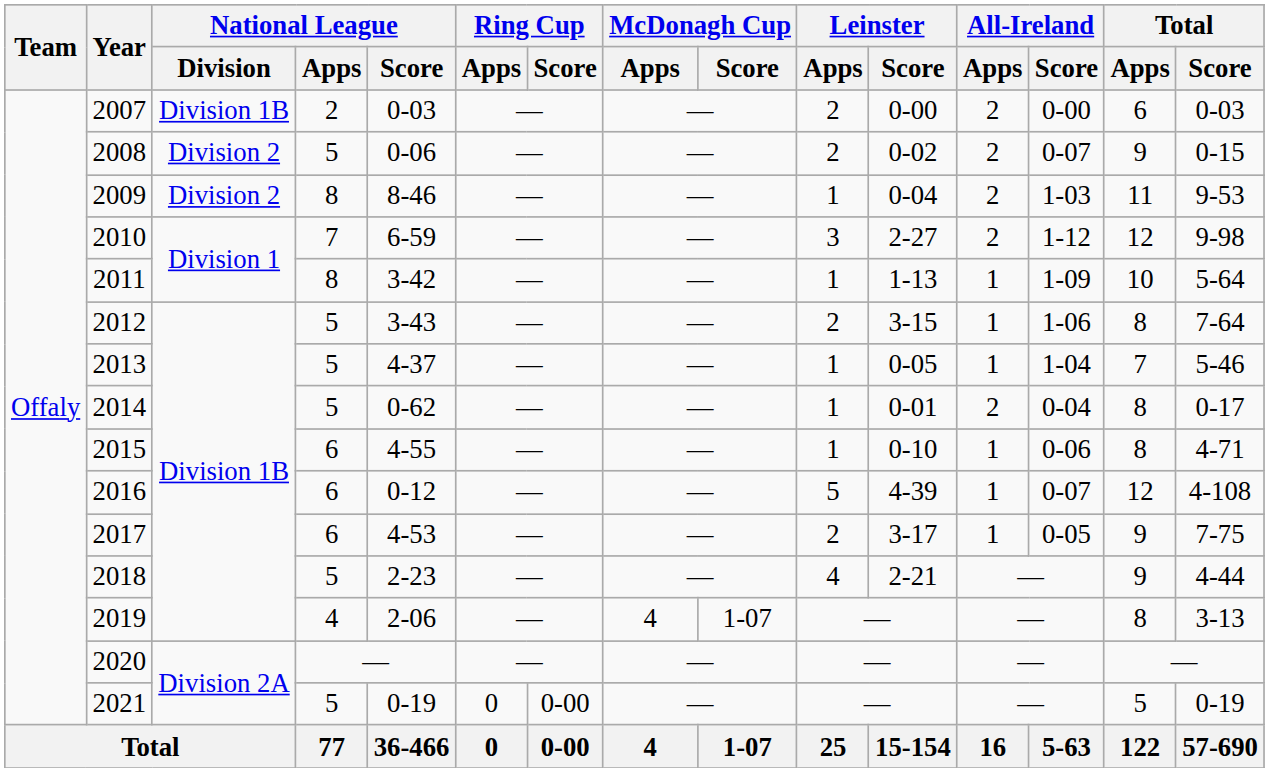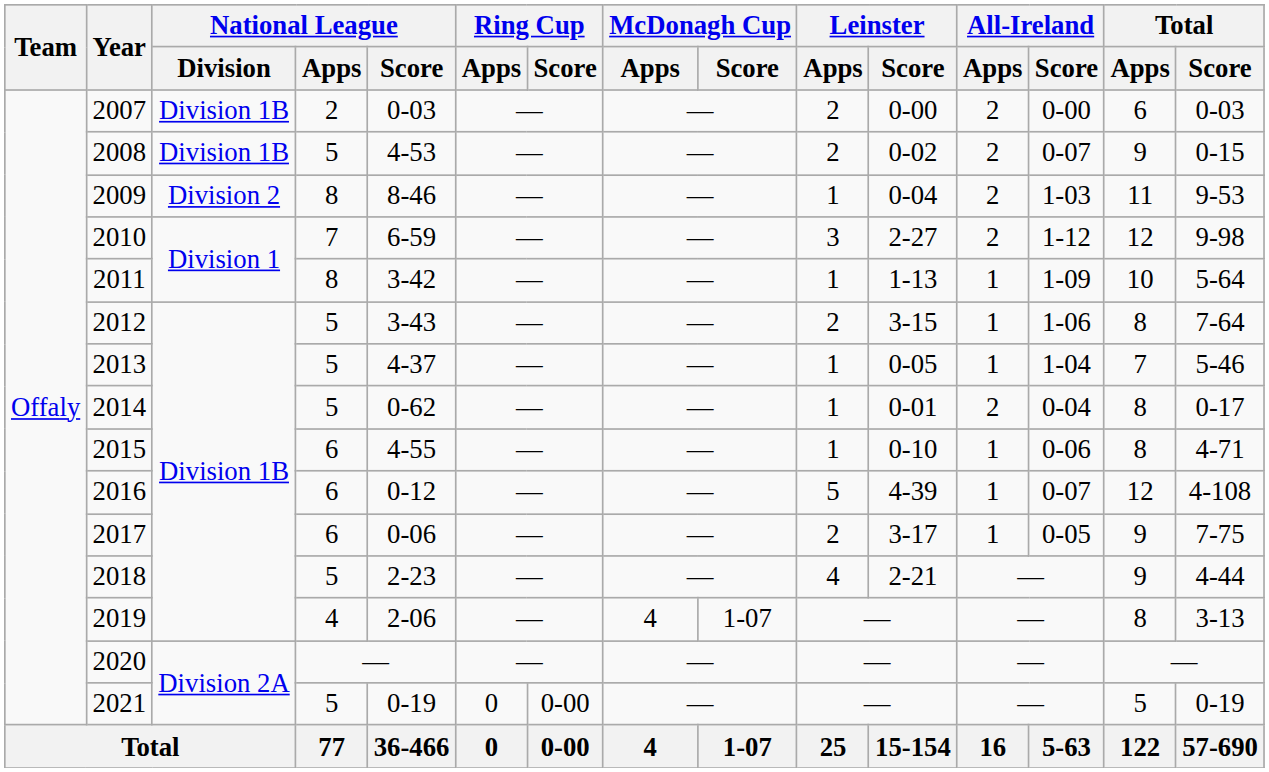(224, 152) Division 2 -> (224, 152) Division 1B
(412, 152) 0-06 -> (412, 152) 4-53
(412, 534) 4-53 -> (412, 534) 0-06
